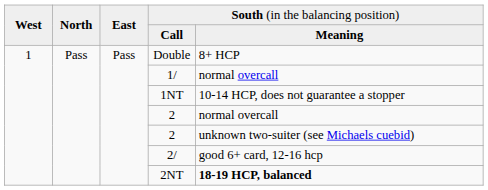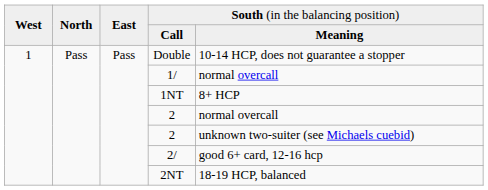(219, 55) 8+ HCP -> (302, 55) 10-14 HCP, does not guarantee a stopper
(302, 95) 10-14 HCP, does not guarantee a stopper -> (219, 95) 8+ HCP
(255, 175) bold -> (252, 175) normal
